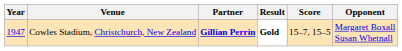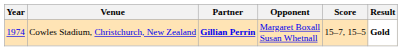columns swapped: (365, 12) <-> (272, 12)
(16, 33) 1947 -> (16, 33) 1974
